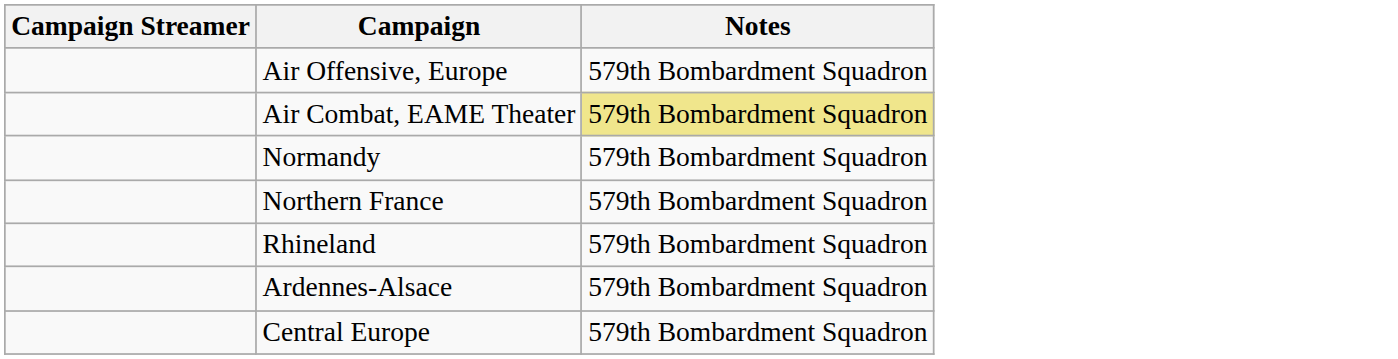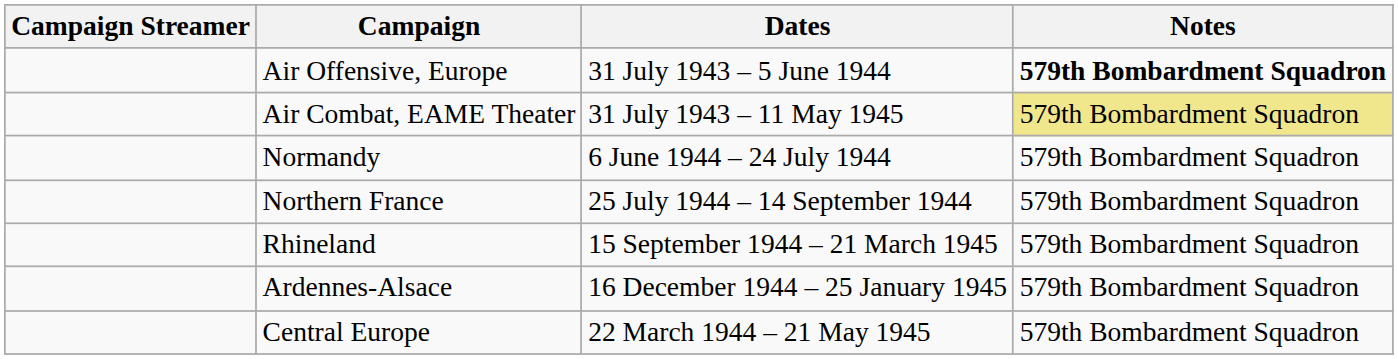+ column: (798, 26)
(758, 69) normal -> (1203, 69) bold
